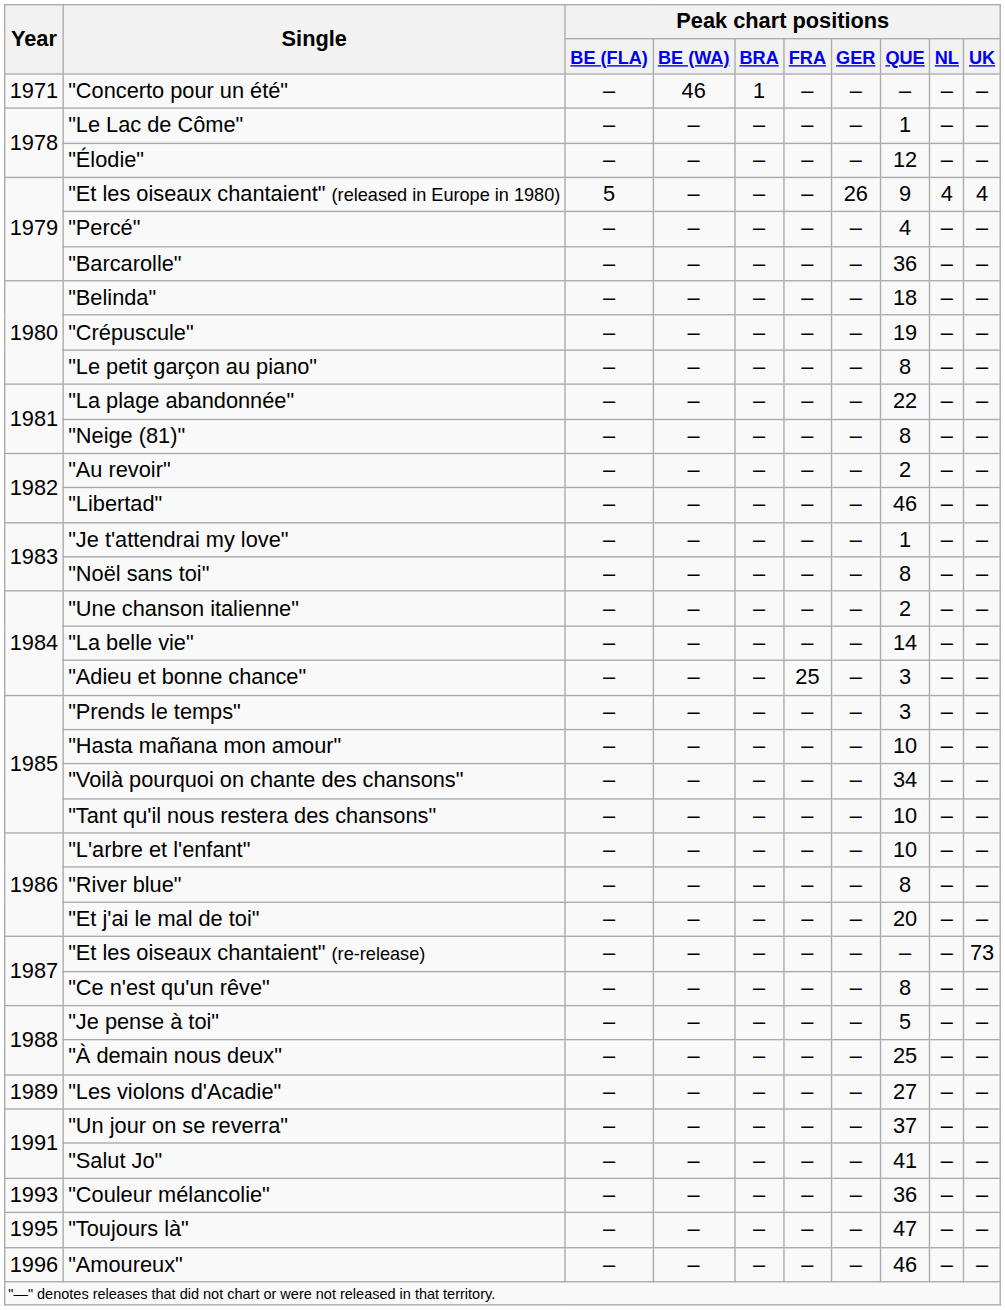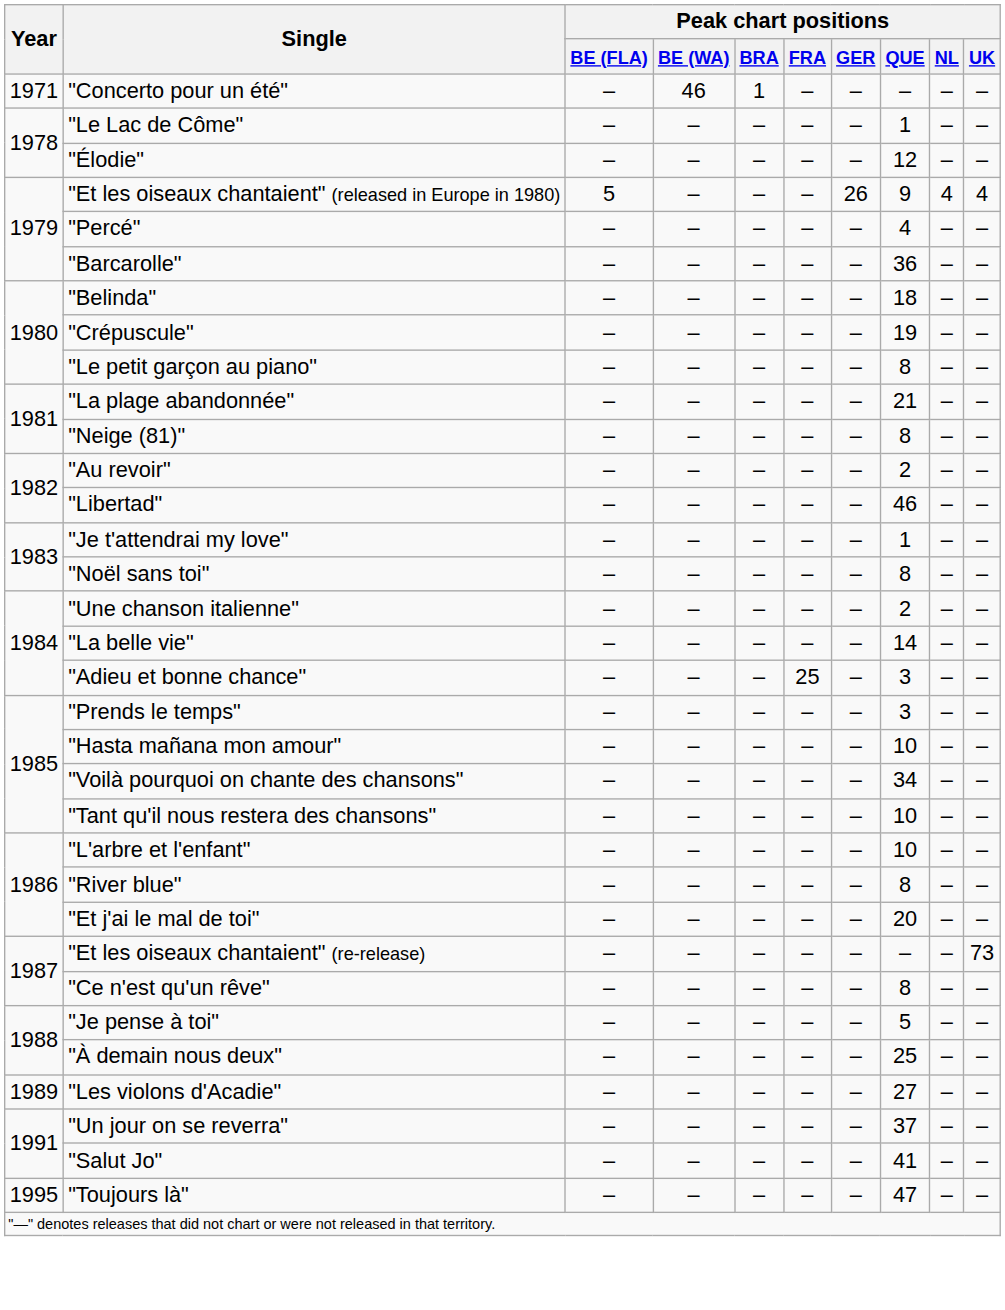(905, 401) 22 -> (905, 401) 21
- row: (169, 1195)
- row: (125, 1264)
